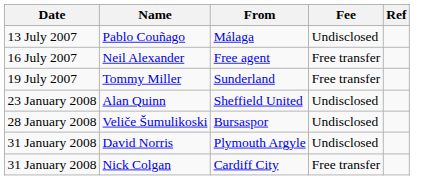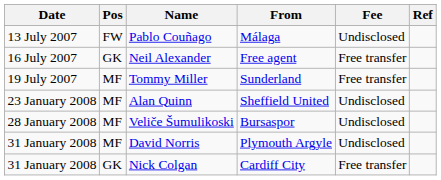+ column: (113, 15)
